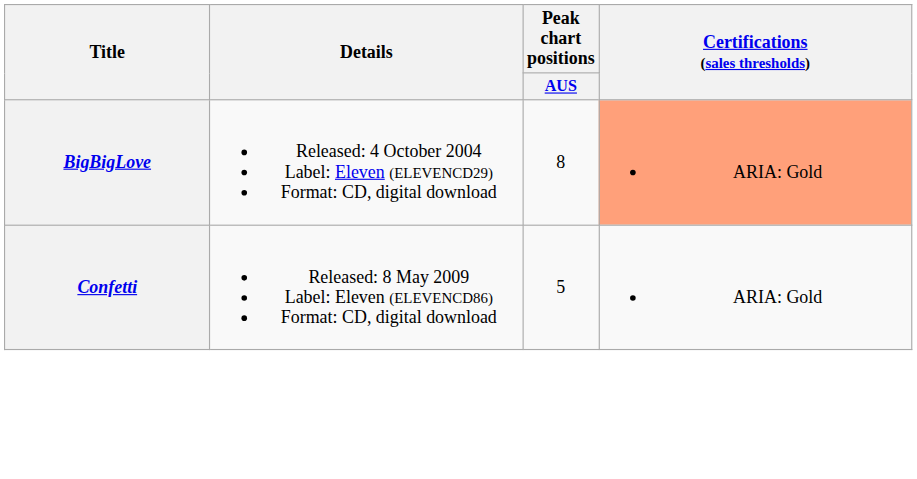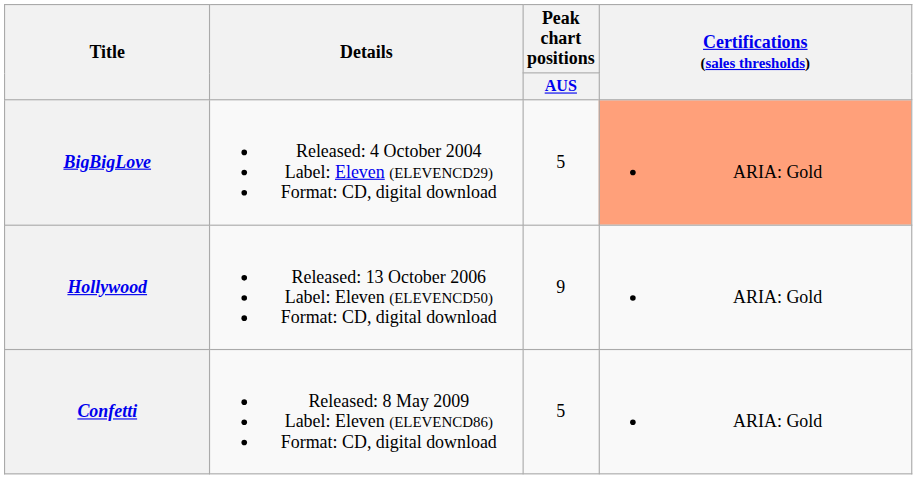(561, 162) 8 -> (561, 162) 5
+ row: (107, 286)
